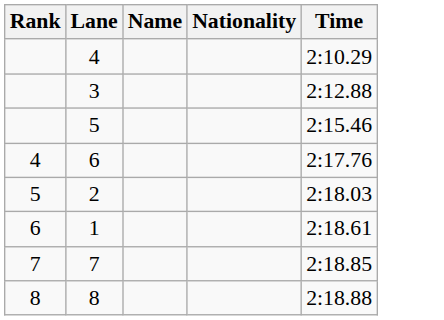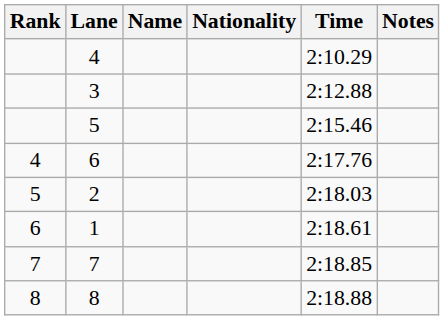+ column: (408, 21)
